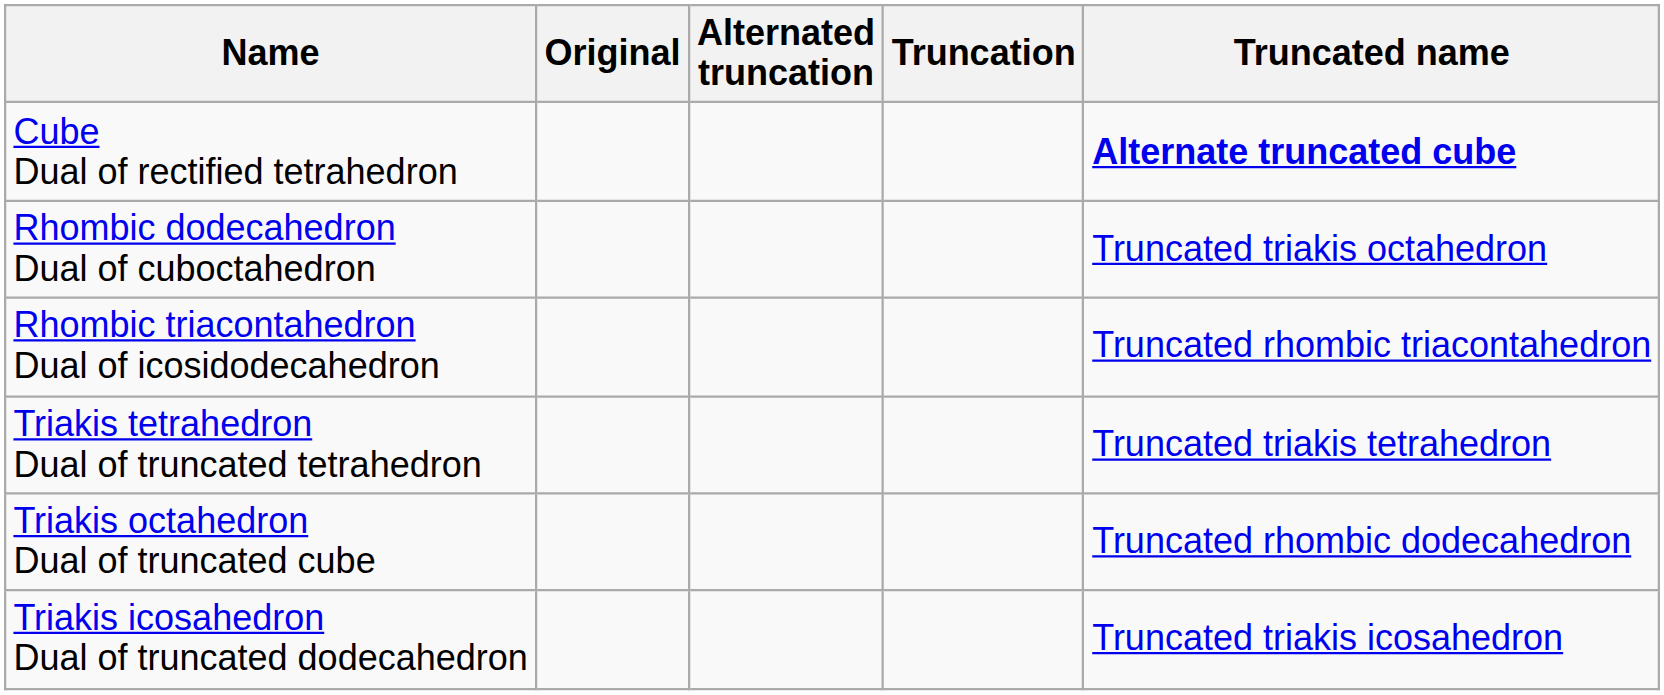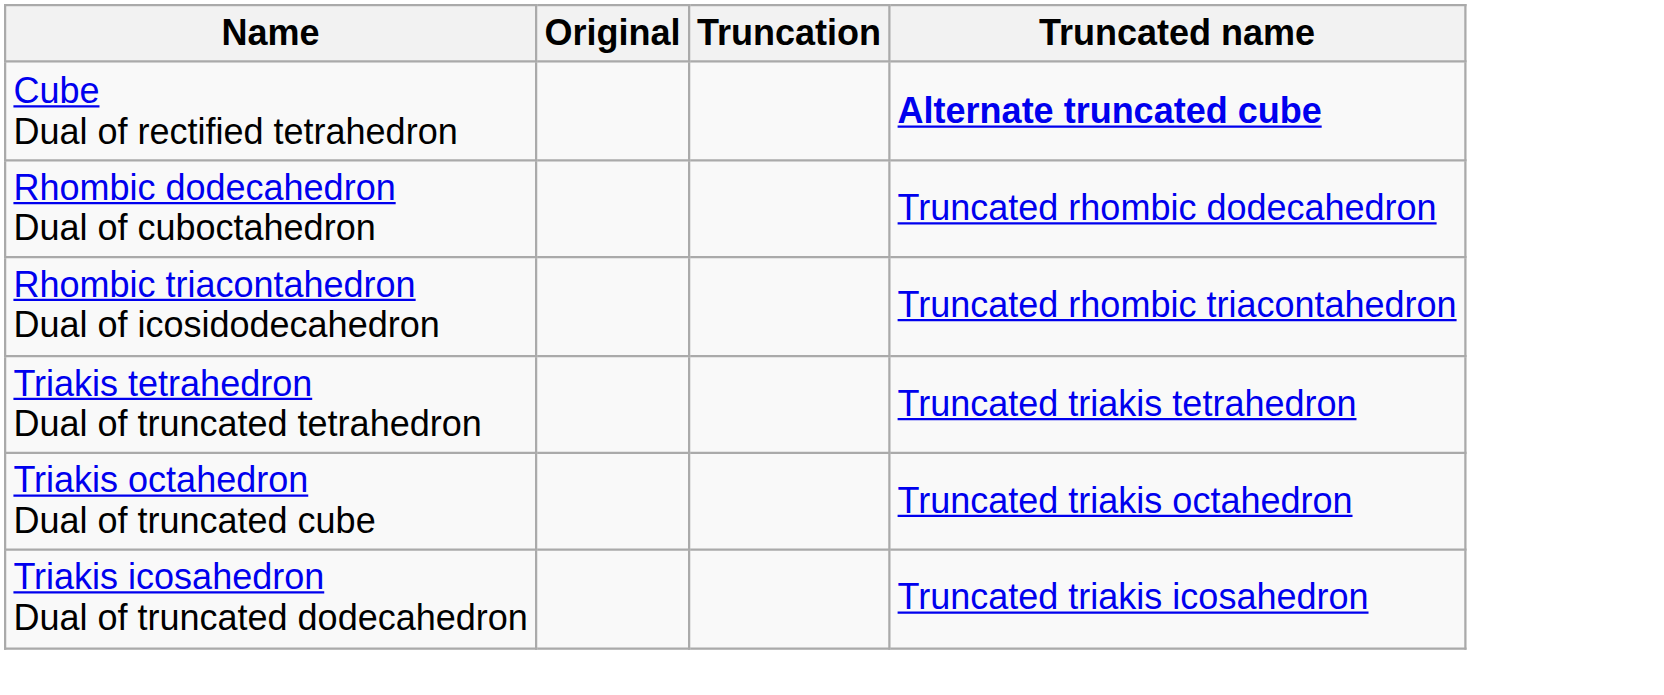- column: (786, 53)
(1320, 248) Truncated triakis octahedron -> (1167, 207) Truncated rhombic dodecahedron
(1362, 541) Truncated rhombic dodecahedron -> (1125, 500) Truncated triakis octahedron
